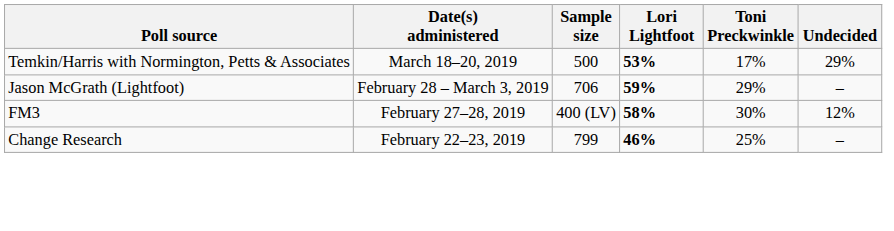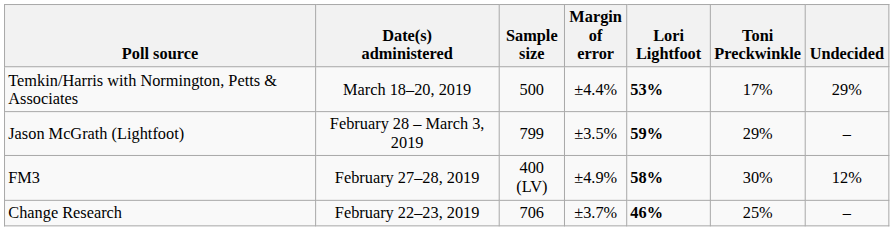+ column: (596, 35)
(586, 87) 706 -> (532, 133) 799
(586, 139) 799 -> (532, 212) 706
